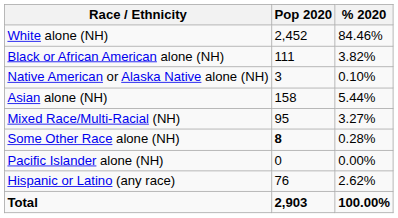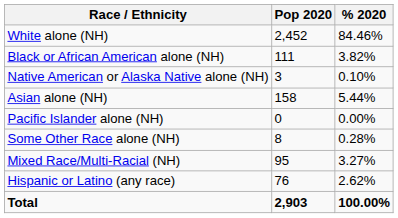rows swapped: (85, 160) <-> (94, 118)
(278, 139) bold -> (278, 139) normal
